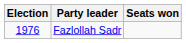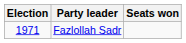(28, 30) 1976 -> (28, 30) 1971
